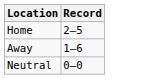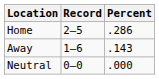+ column: (129, 13)
